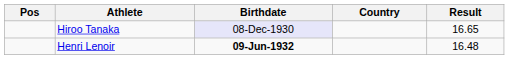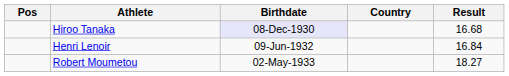(465, 29) 16.65 -> (469, 29) 16.68
(263, 46) bold -> (284, 46) normal
(465, 46) 16.48 -> (469, 46) 16.84
+ row: (95, 63)
